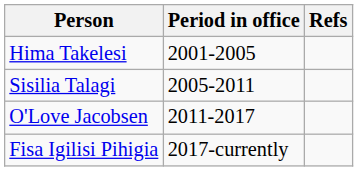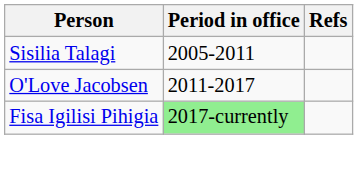- row: (68, 52)
(228, 149) no background -> (228, 117) lightgreen background
